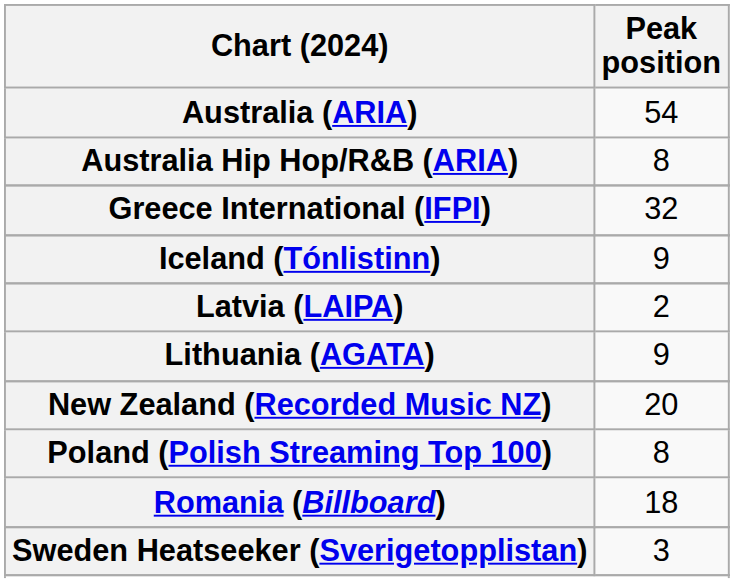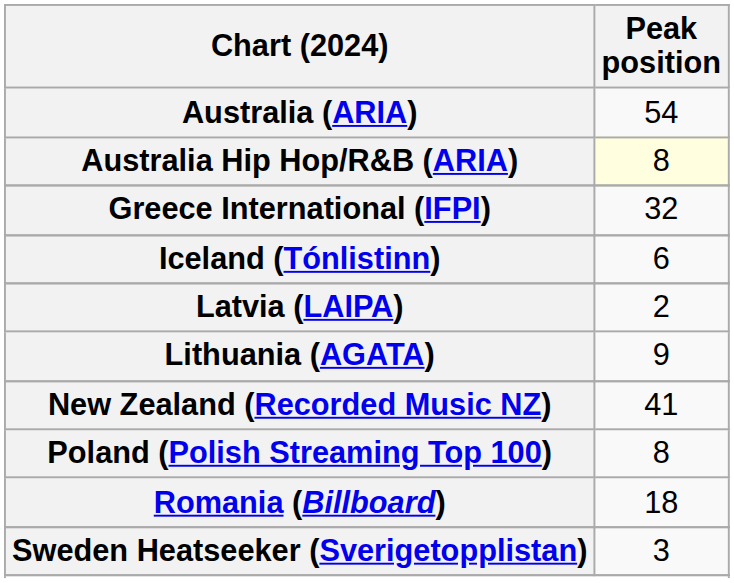(661, 160) no background -> (661, 160) lightyellow background
(661, 258) 9 -> (661, 258) 6
(661, 404) 20 -> (661, 404) 41
